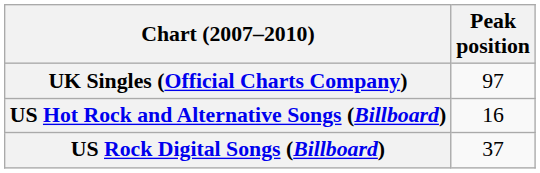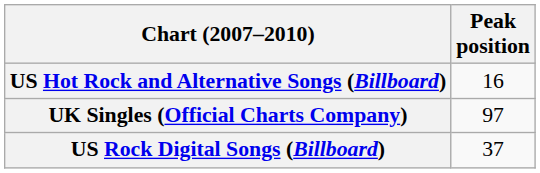rows swapped: (228, 80) <-> (228, 115)
